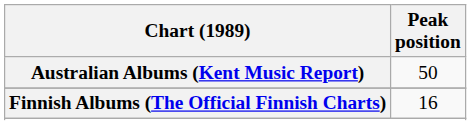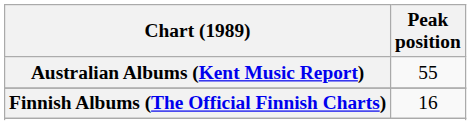(428, 72) 50 -> (428, 72) 55
